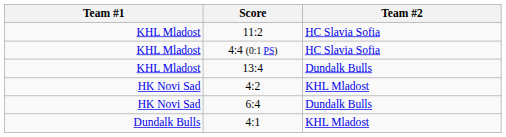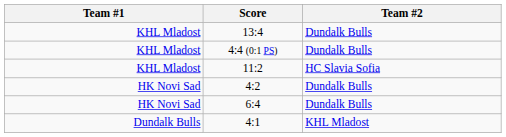rows swapped: (253, 68) <-> (253, 31)
(343, 50) HC Slavia Sofia -> (339, 50) Dundalk Bulls
(337, 86) KHL Mladost -> (339, 86) Dundalk Bulls
